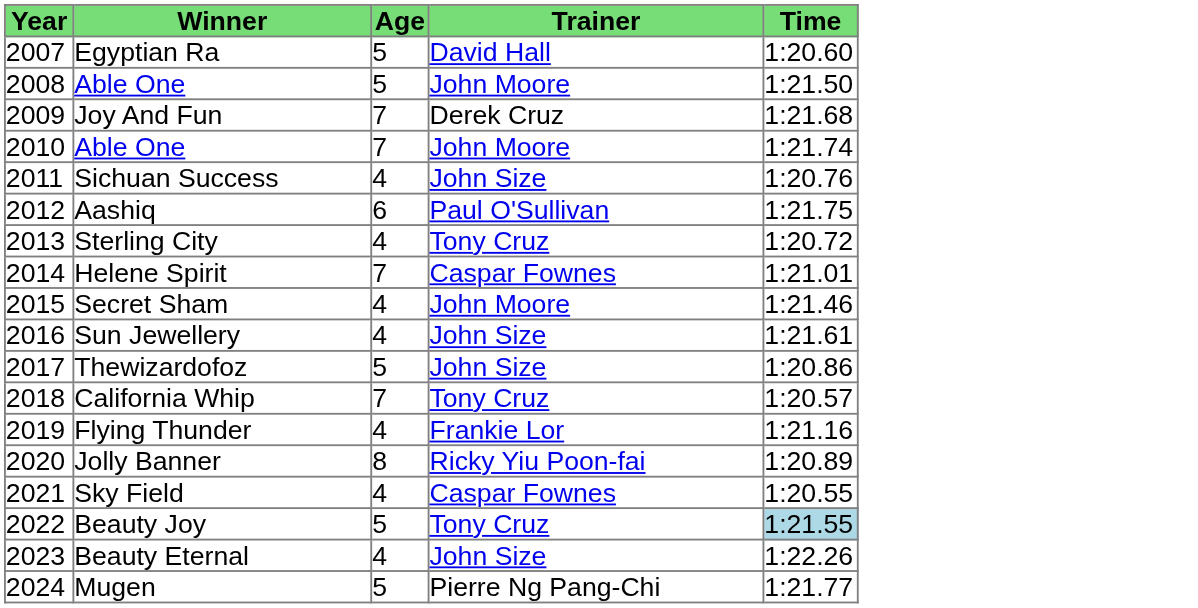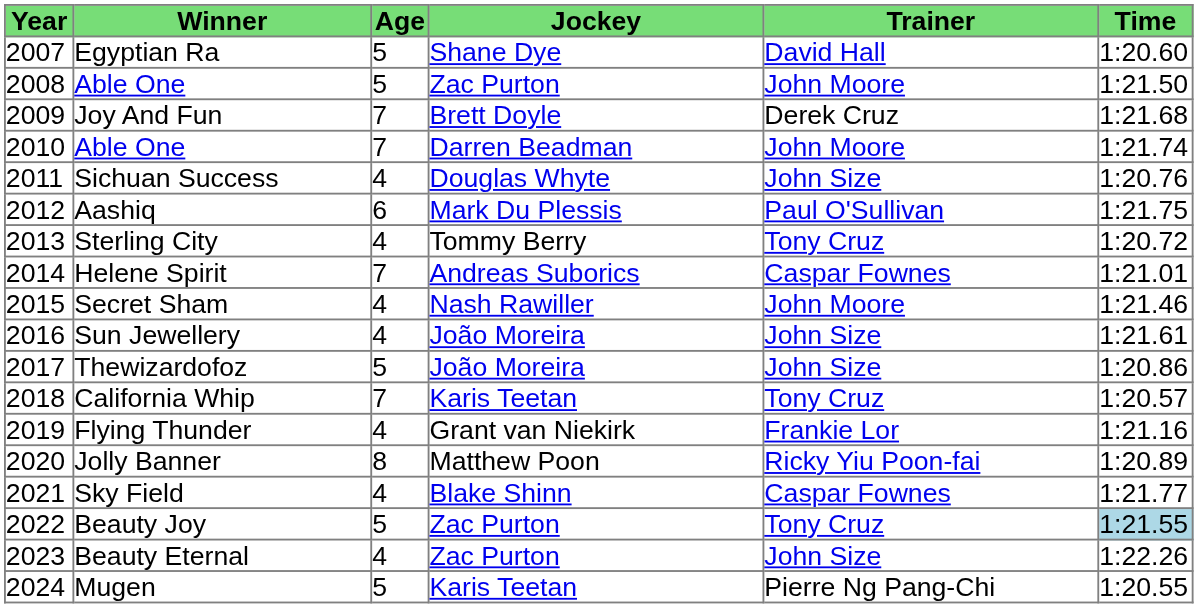+ column: (596, 21)
(809, 492) 1:20.55 -> (1144, 492) 1:21.77
(809, 587) 1:21.77 -> (1144, 587) 1:20.55
